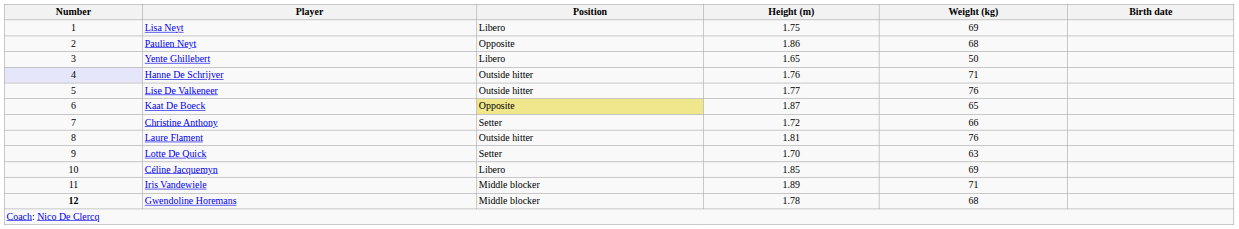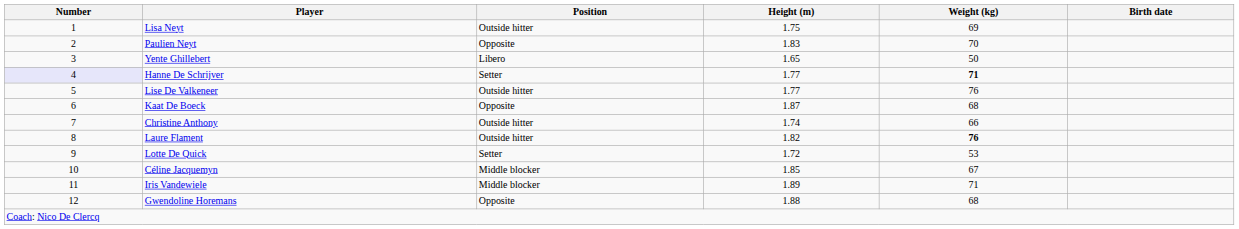(492, 28) Libero -> (506, 28) Outside hitter
(791, 43) 1.86 -> (791, 43) 1.83
(973, 43) 68 -> (973, 43) 70
(506, 75) Outside hitter -> (490, 75) Setter
(791, 75) 1.76 -> (791, 75) 1.77
(973, 75) normal -> (973, 75) bold
(497, 106) khaki background -> (497, 106) no background
(973, 106) 65 -> (973, 106) 68
(490, 122) Setter -> (506, 122) Outside hitter
(791, 122) 1.72 -> (791, 122) 1.74
(791, 138) 1.81 -> (791, 138) 1.82
(973, 138) normal -> (973, 138) bold
(791, 153) 1.70 -> (791, 153) 1.72
(973, 153) 63 -> (973, 153) 53
(492, 169) Libero -> (509, 169) Middle blocker
(973, 169) 69 -> (973, 169) 67
(73, 201) bold -> (73, 201) normal
(509, 201) Middle blocker -> (497, 201) Opposite
(791, 201) 1.78 -> (791, 201) 1.88
